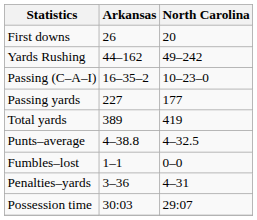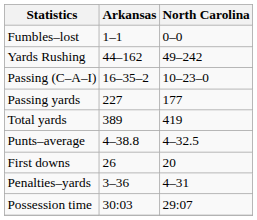rows swapped: (39, 36) <-> (43, 162)
